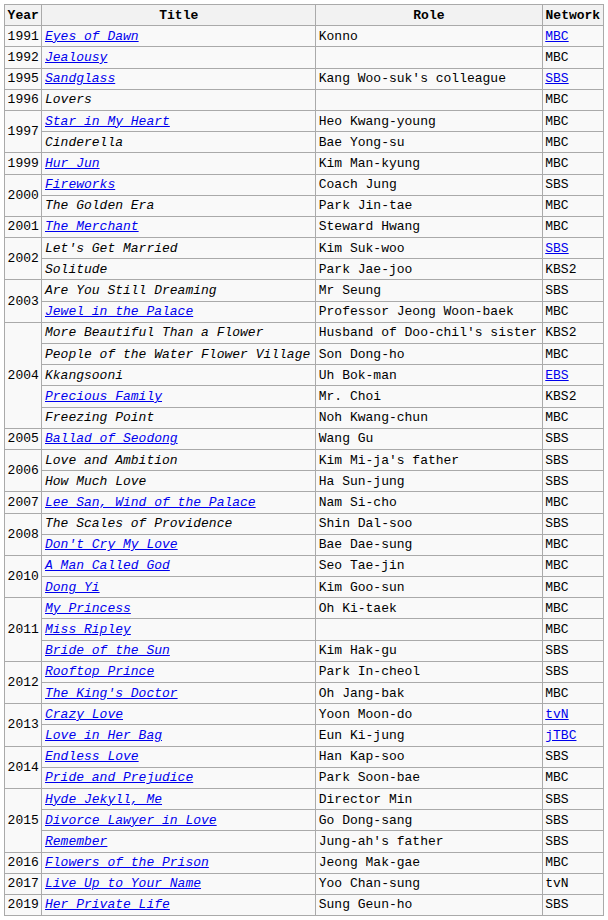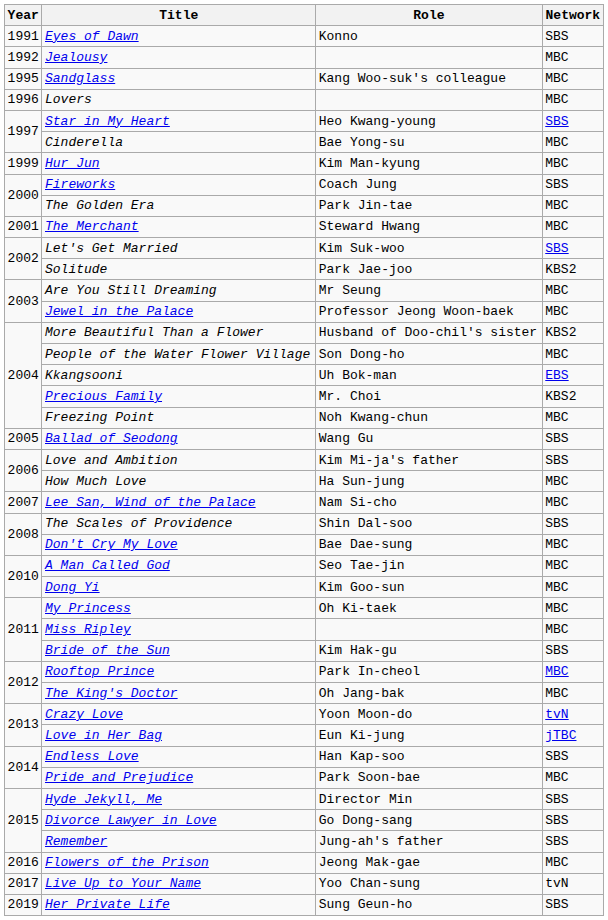(557, 36) MBC -> (557, 36) SBS
(557, 79) SBS -> (557, 79) MBC
(557, 121) MBC -> (557, 121) SBS
(557, 291) SBS -> (557, 291) MBC
(557, 481) SBS -> (557, 481) MBC
(557, 672) SBS -> (557, 672) MBC
